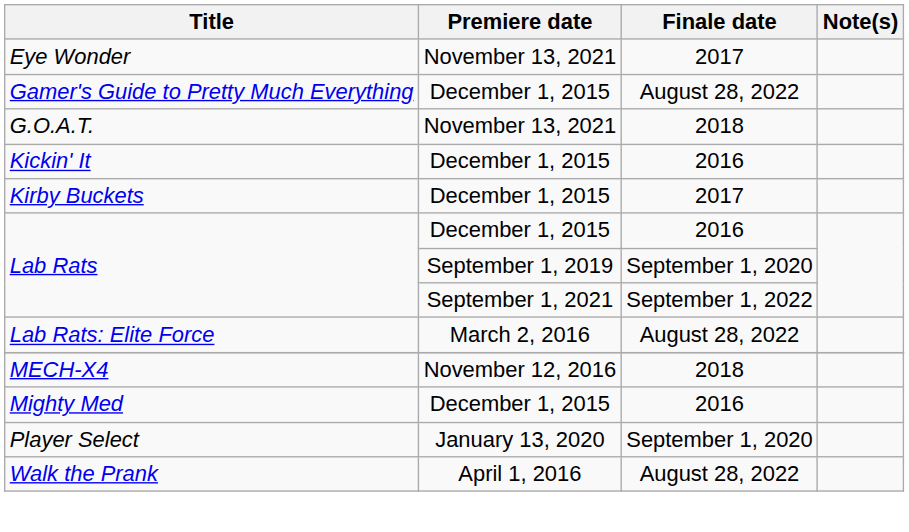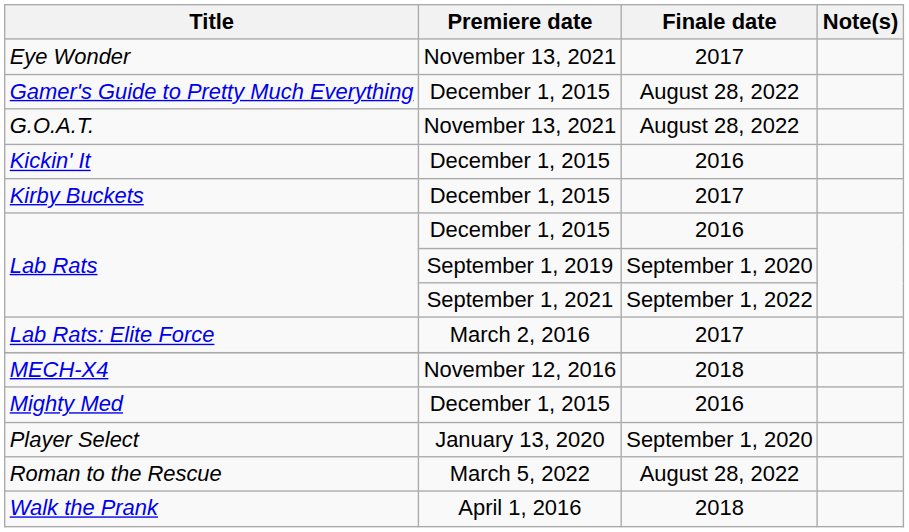(719, 126) 2018 -> (719, 126) August 28, 2022
(719, 334) August 28, 2022 -> (719, 334) 2017
+ row: (116, 473)
(719, 473) August 28, 2022 -> (719, 508) 2018
